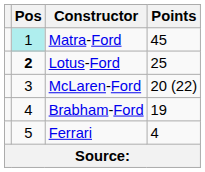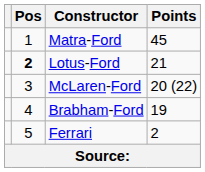(28, 40) paleturquoise background -> (28, 40) no background
(159, 63) 25 -> (159, 63) 21
(155, 133) 4 -> (155, 133) 2
